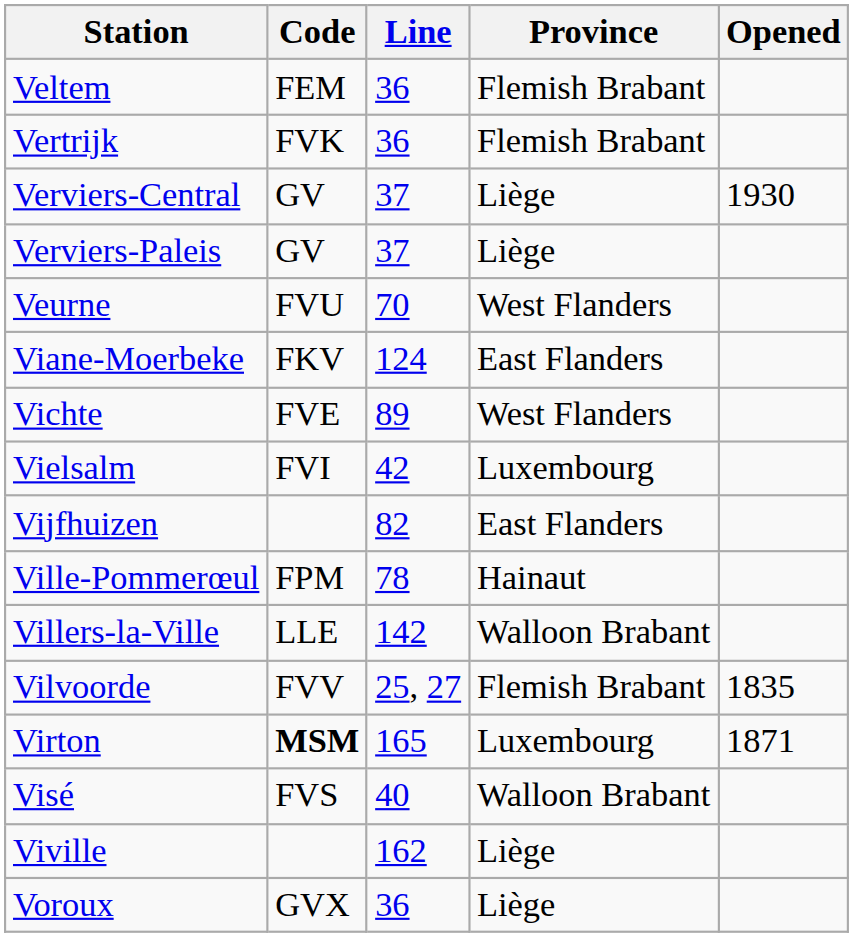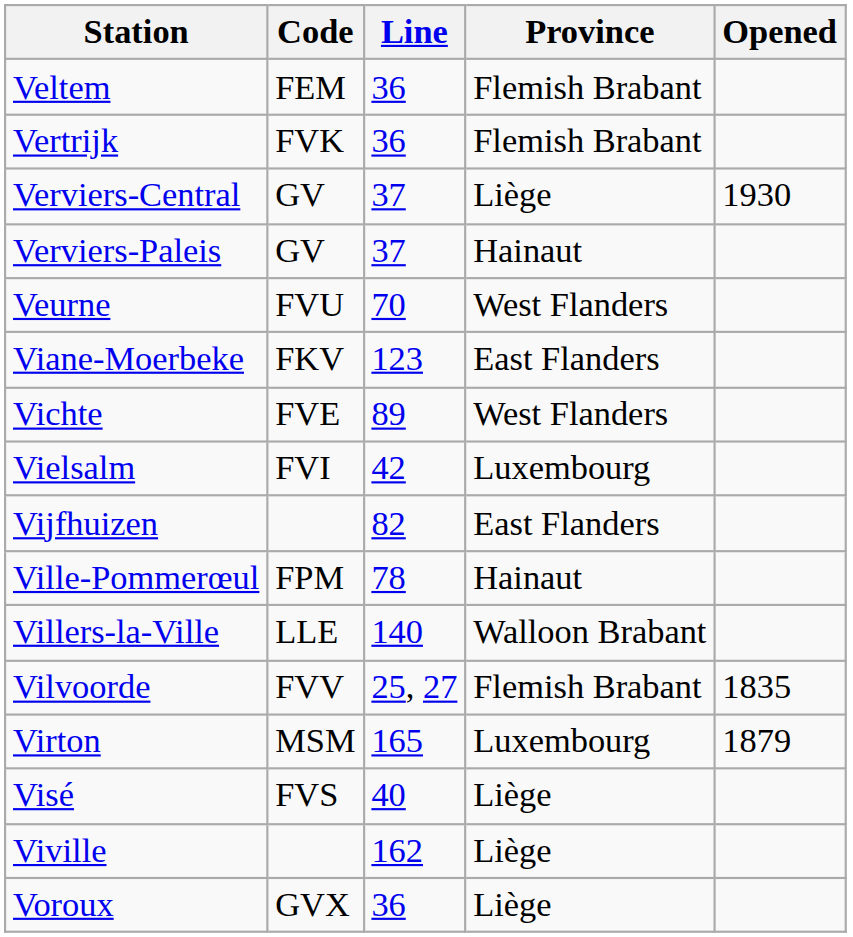(516, 250) Liège -> (528, 250) Hainaut
(401, 359) 124 -> (397, 359) 123
(401, 631) 142 -> (397, 631) 140
(317, 741) bold -> (315, 741) normal
(760, 741) 1871 -> (757, 741) 1879
(594, 795) Walloon Brabant -> (512, 795) Liège
